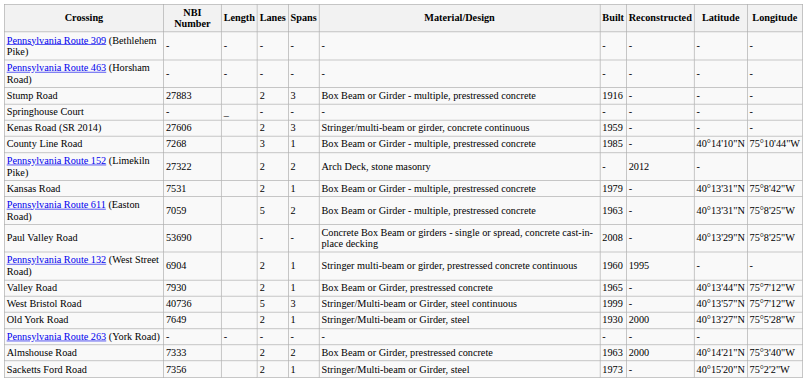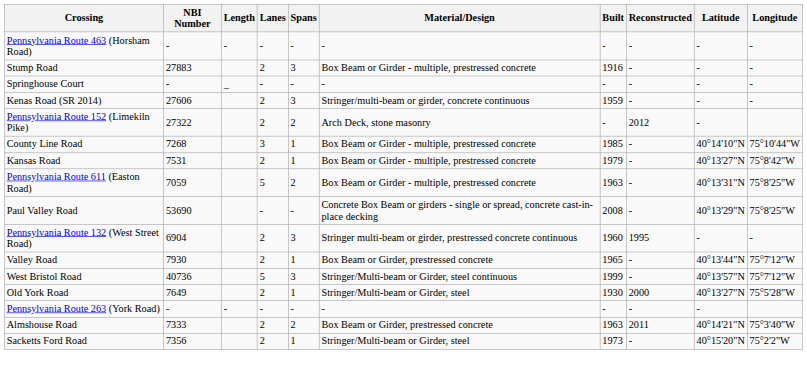- row: (82, 46)
rows swapped: (78, 166) <-> (45, 144)
(721, 188) 40°13'31"N -> (721, 160) 40°13'27"N
(293, 266) 1 -> (293, 238) 3
(639, 353) 2000 -> (639, 325) 2011
